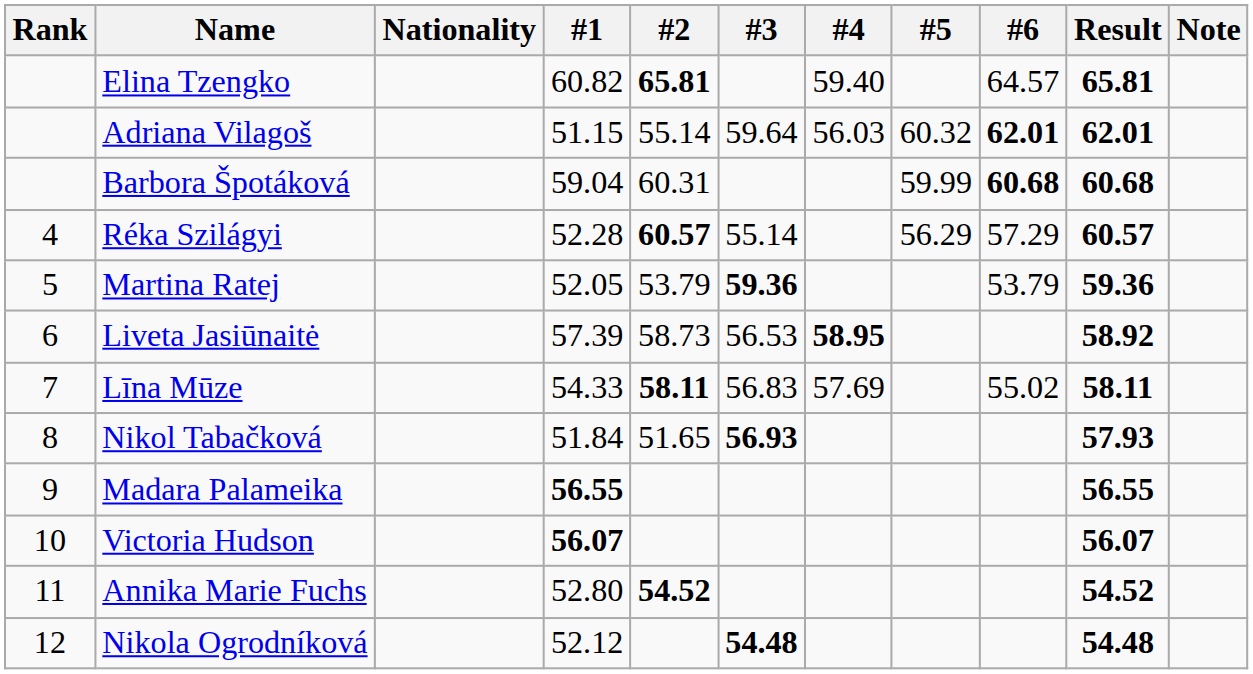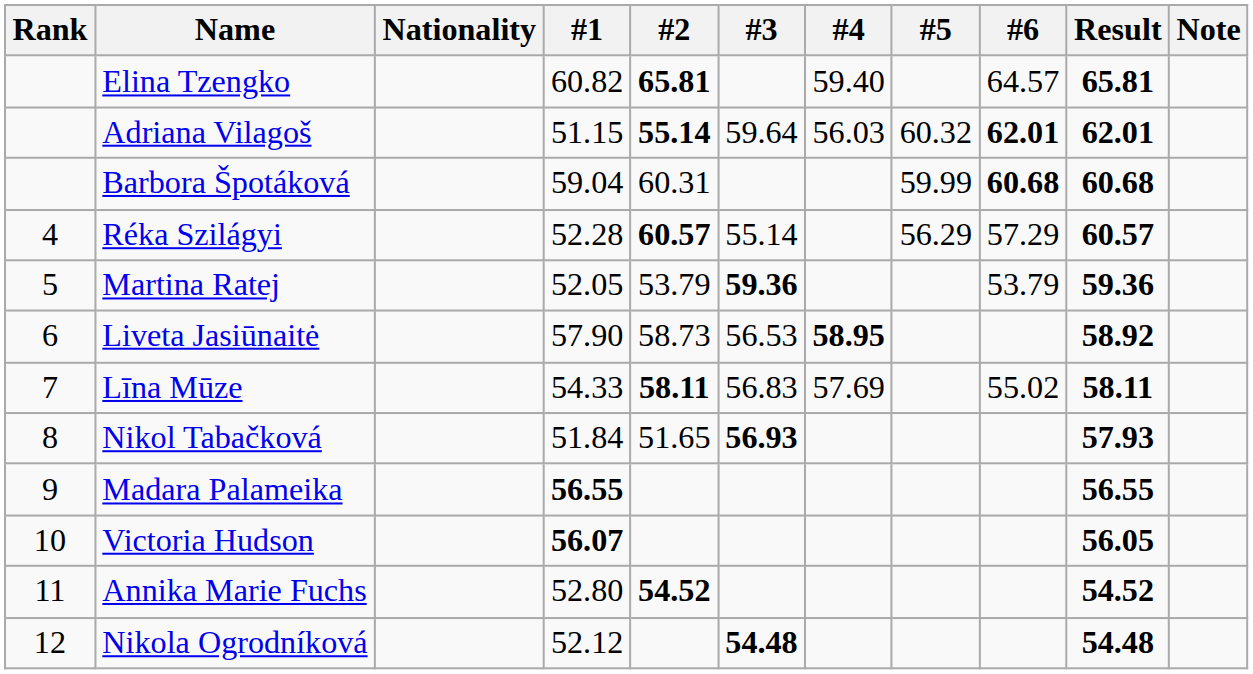(674, 132) normal -> (674, 132) bold
(587, 336) 57.39 -> (587, 336) 57.90
(1118, 540) 56.07 -> (1118, 540) 56.05
